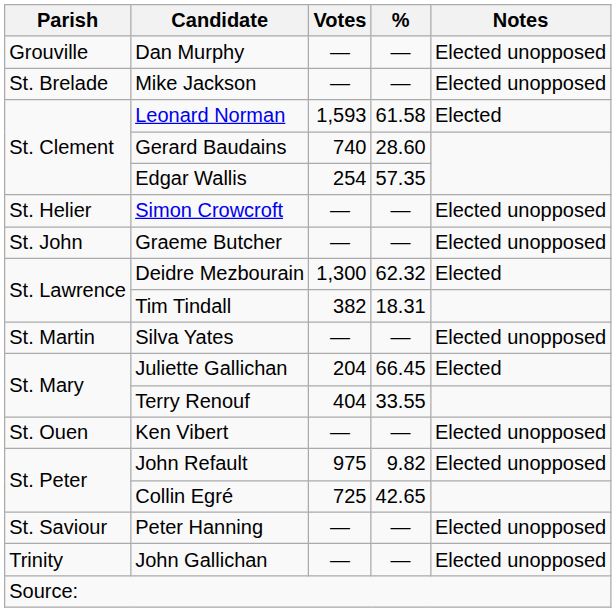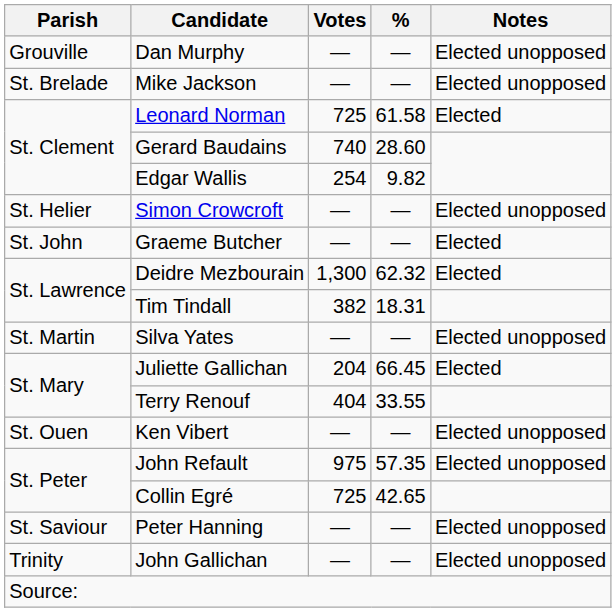(341, 115) 1,593 -> (350, 115) 725
(401, 178) 57.35 -> (406, 178) 9.82
(521, 242) Elected unopposed -> (468, 242) Elected
(406, 464) 9.82 -> (401, 464) 57.35
